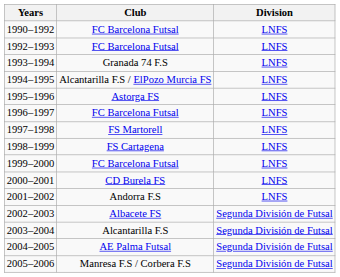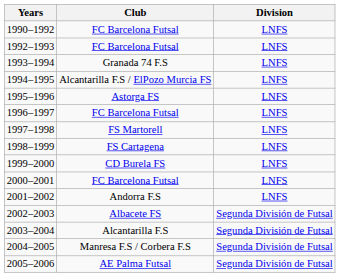(135, 163) FC Barcelona Futsal -> (135, 163) CD Burela FS
(135, 180) CD Burela FS -> (135, 180) FC Barcelona Futsal
(135, 247) AE Palma Futsal -> (135, 247) Manresa F.S / Corbera F.S
(135, 264) Manresa F.S / Corbera F.S -> (135, 264) AE Palma Futsal
